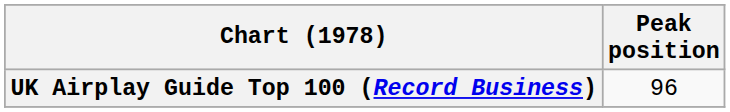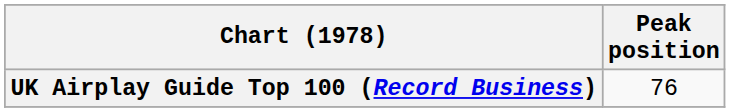(664, 89) 96 -> (664, 89) 76
